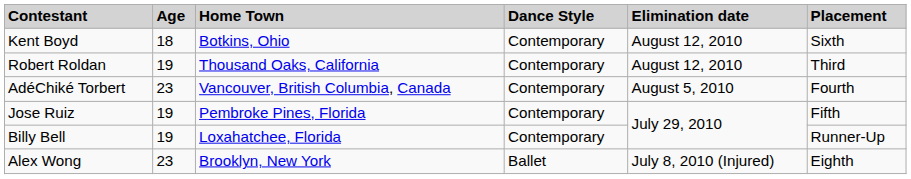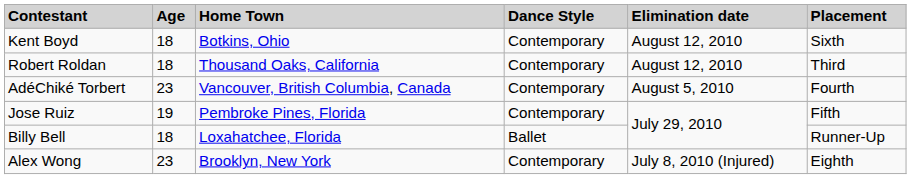(165, 64) 19 -> (165, 64) 18
(165, 137) 19 -> (165, 137) 18
(556, 137) Contemporary -> (527, 137) Ballet
(527, 161) Ballet -> (556, 161) Contemporary
